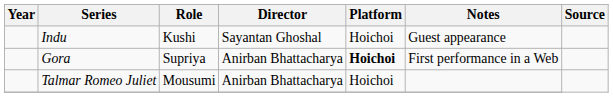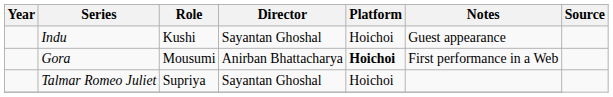(184, 59) Supriya -> (189, 59) Mousumi
(189, 80) Mousumi -> (184, 80) Supriya
(282, 80) Anirban Bhattacharya -> (272, 80) Sayantan Ghoshal
